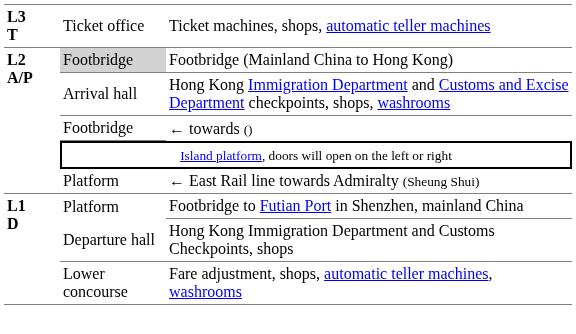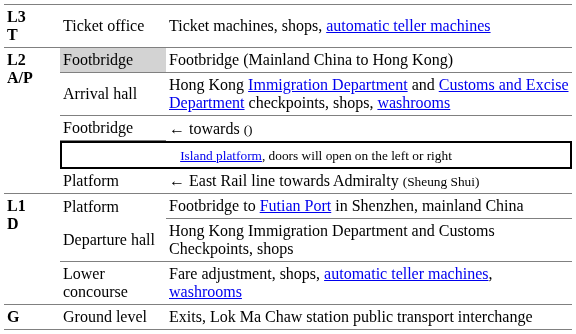+ row: (351, 316)
